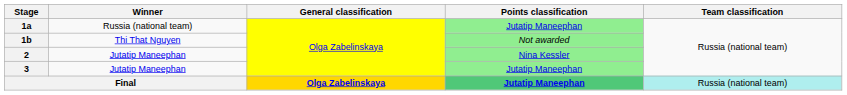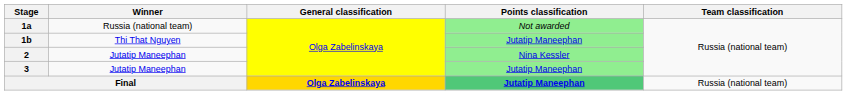(544, 26) Jutatip Maneephan -> (544, 26) Not awarded
(544, 40) Not awarded -> (544, 40) Jutatip Maneephan
(742, 83) paleturquoise background -> (742, 83) no background
